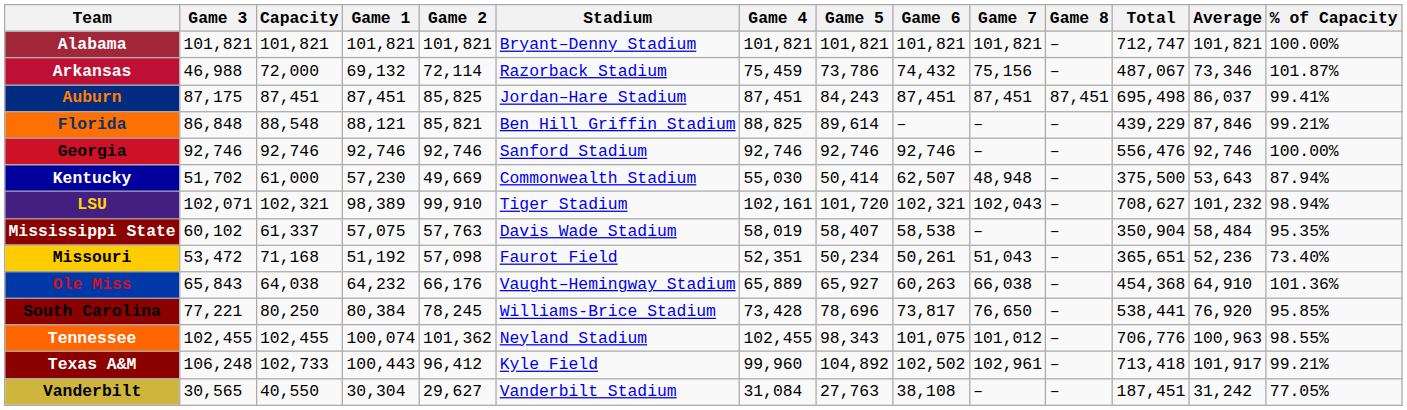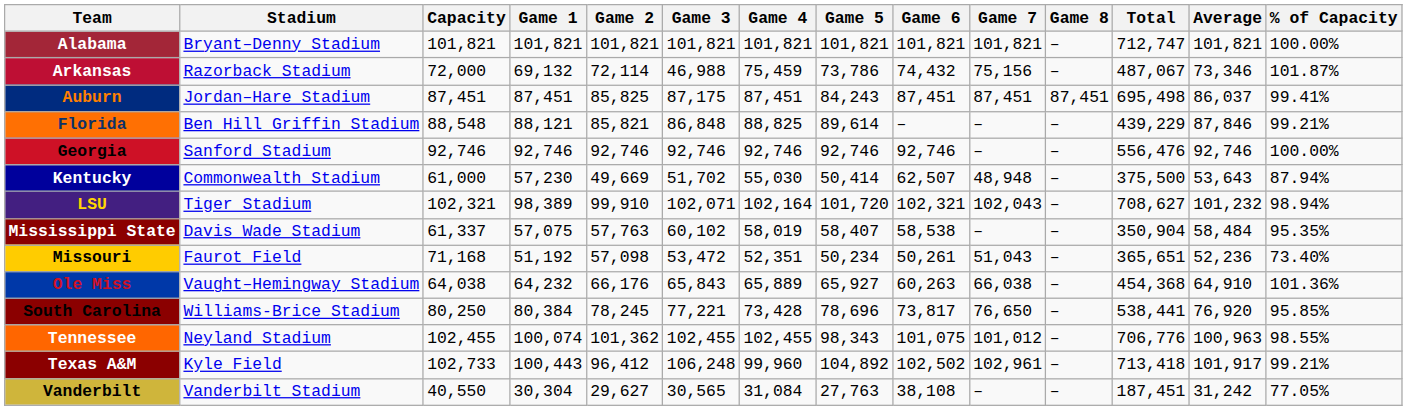columns swapped: (618, 18) <-> (218, 18)
(778, 205) 102,161 -> (778, 205) 102,164
